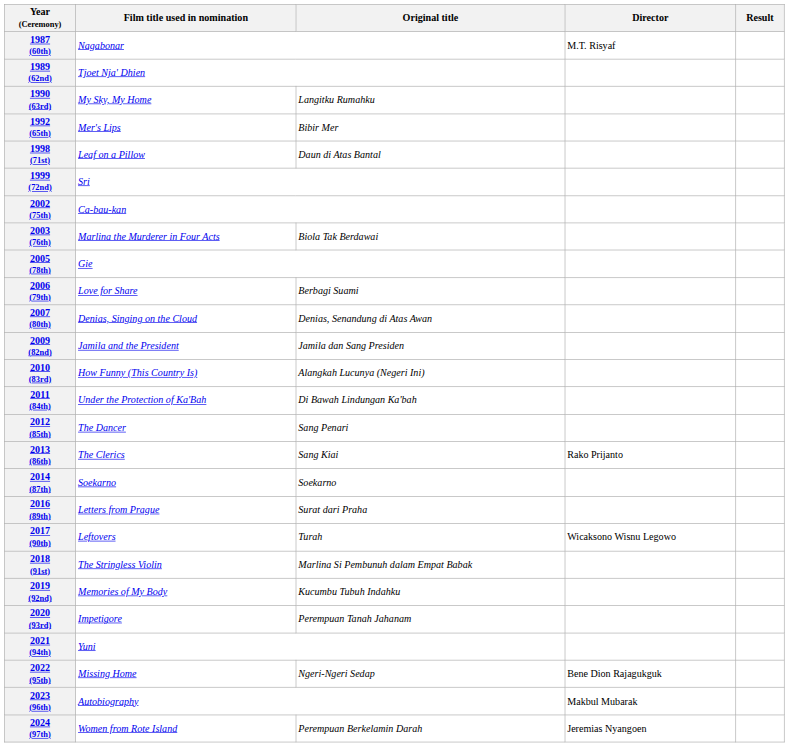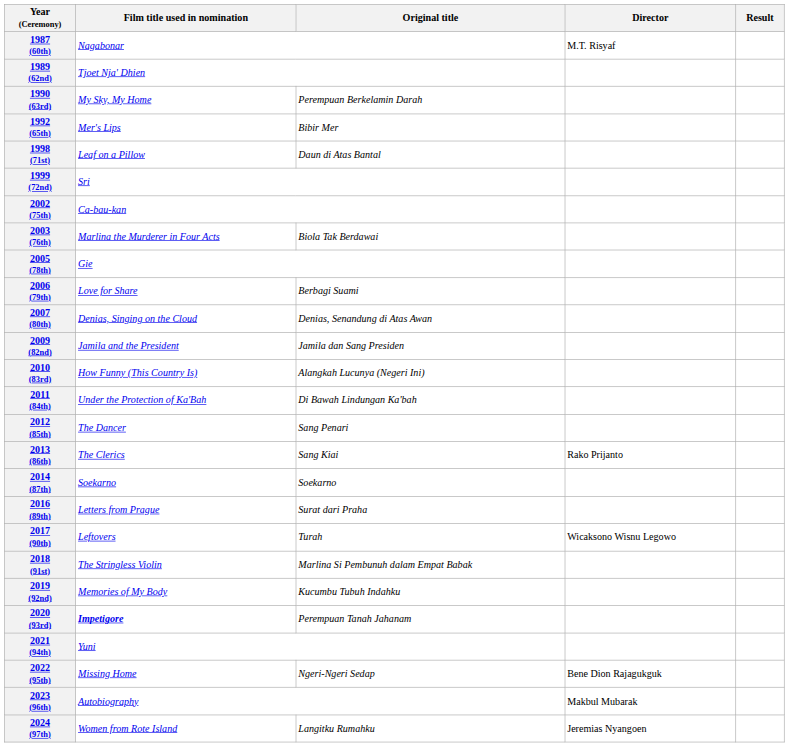(337, 100) Langitku Rumahku -> (360, 100) Perempuan Berkelamin Darah
(100, 619) normal -> (101, 619) bold
(360, 728) Perempuan Berkelamin Darah -> (337, 728) Langitku Rumahku
